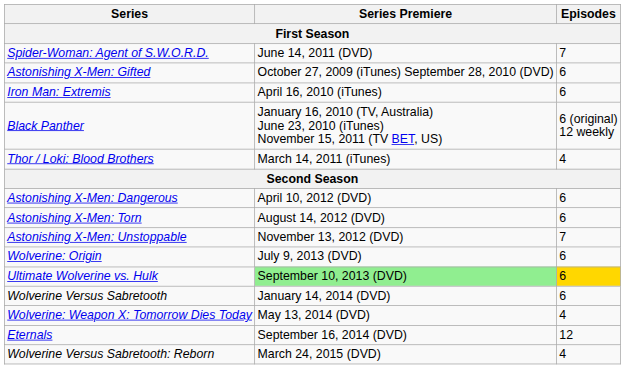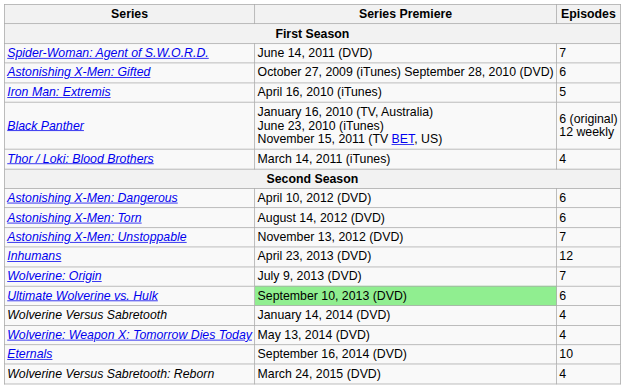(563, 92) 6 -> (563, 92) 5
+ row: (34, 256)
(563, 256) 6 -> (563, 276) 7
(563, 276) gold background -> (563, 295) no background
(563, 295) 6 -> (563, 315) 4
(566, 335) 12 -> (566, 354) 10
